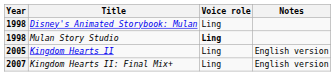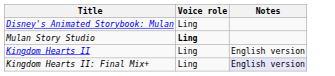- column: (16, 11)
(292, 64) no background -> (268, 64) lavender background
